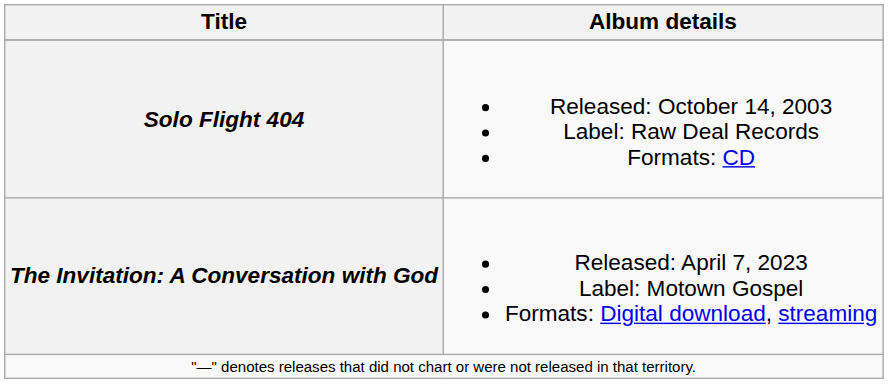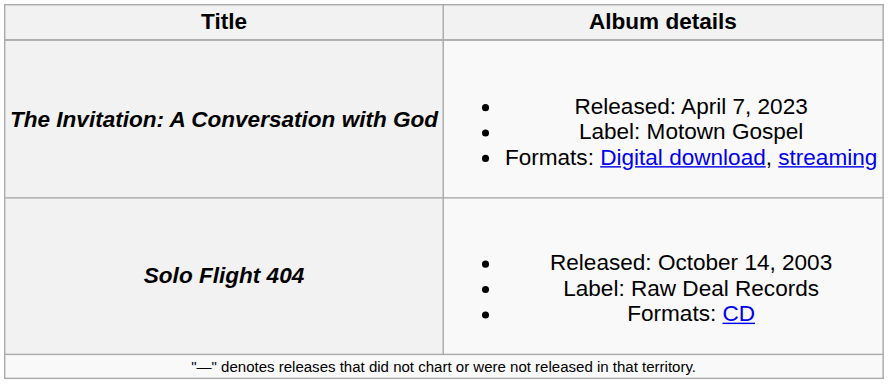rows swapped: (224, 118) <-> (224, 275)
